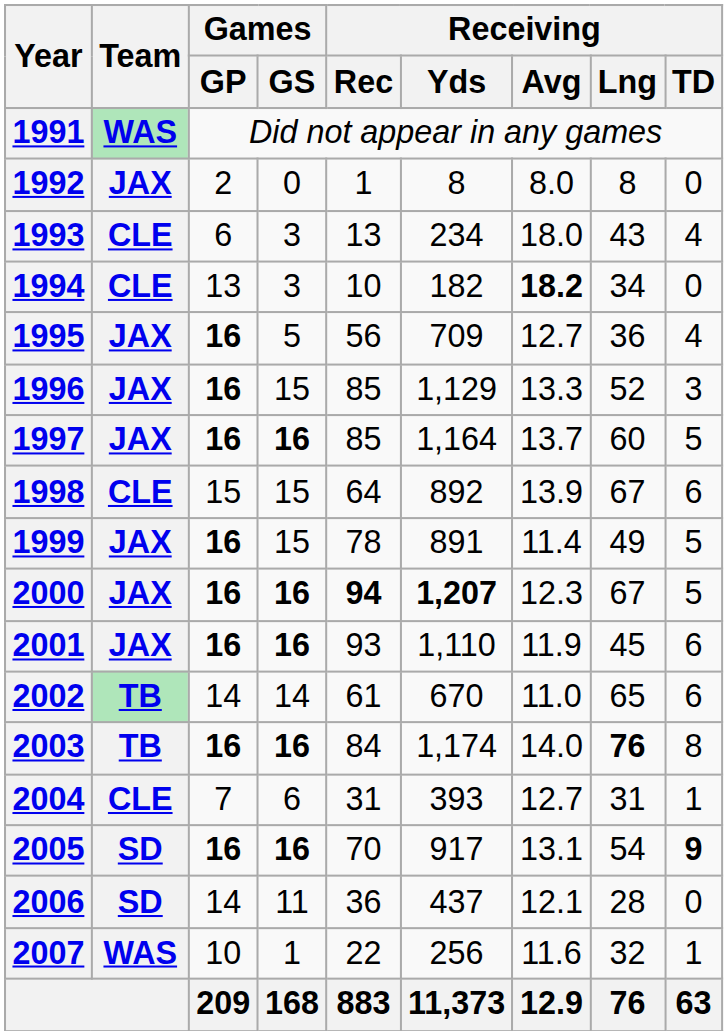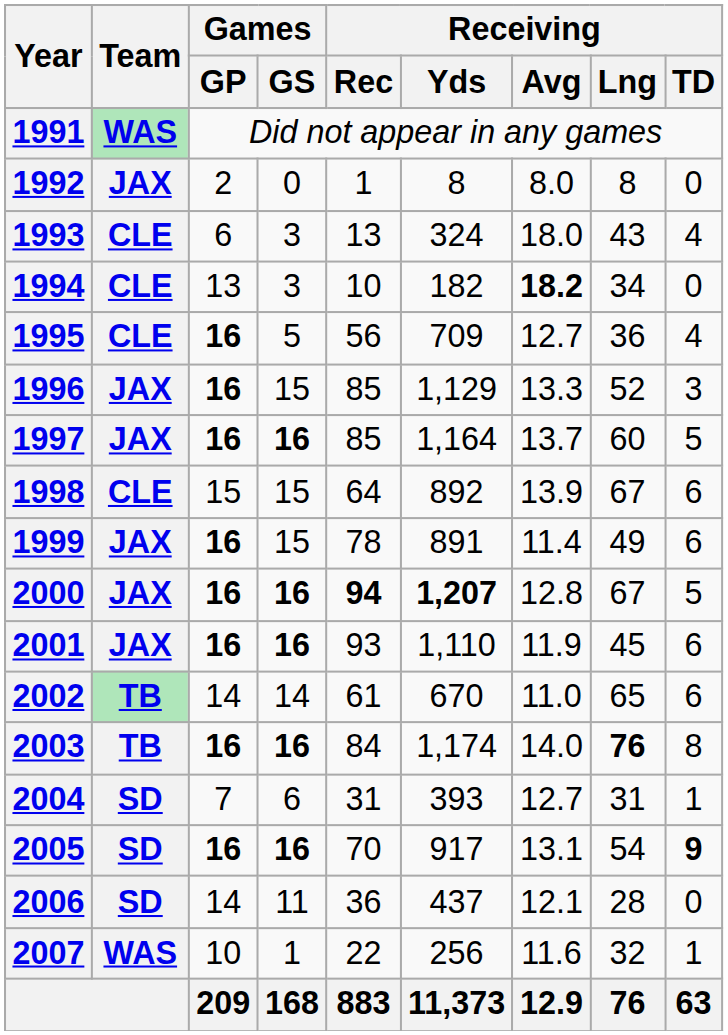(457, 235) 234 -> (457, 235) 324
(140, 337) JAX -> (140, 337) CLE
(694, 542) 5 -> (694, 542) 6
(551, 593) 12.3 -> (551, 593) 12.8
(140, 798) CLE -> (140, 798) SD
